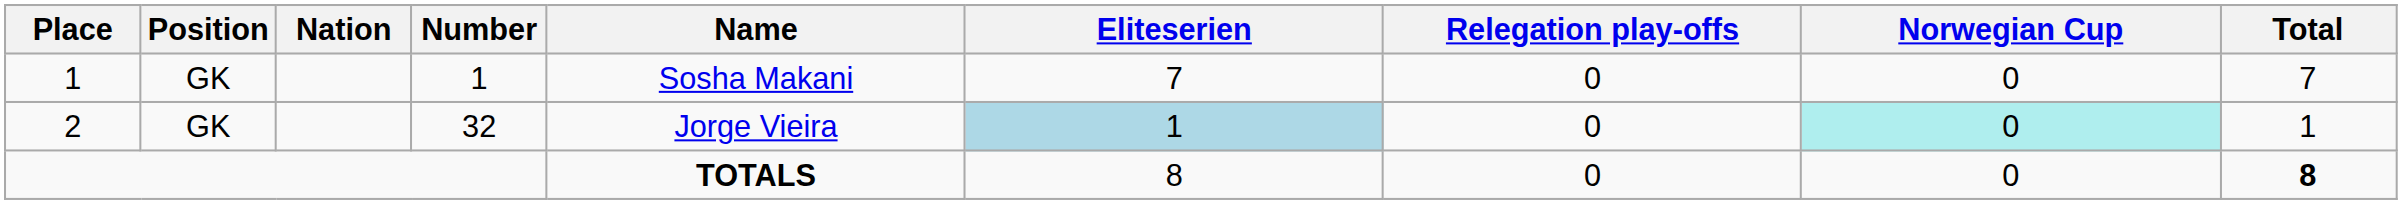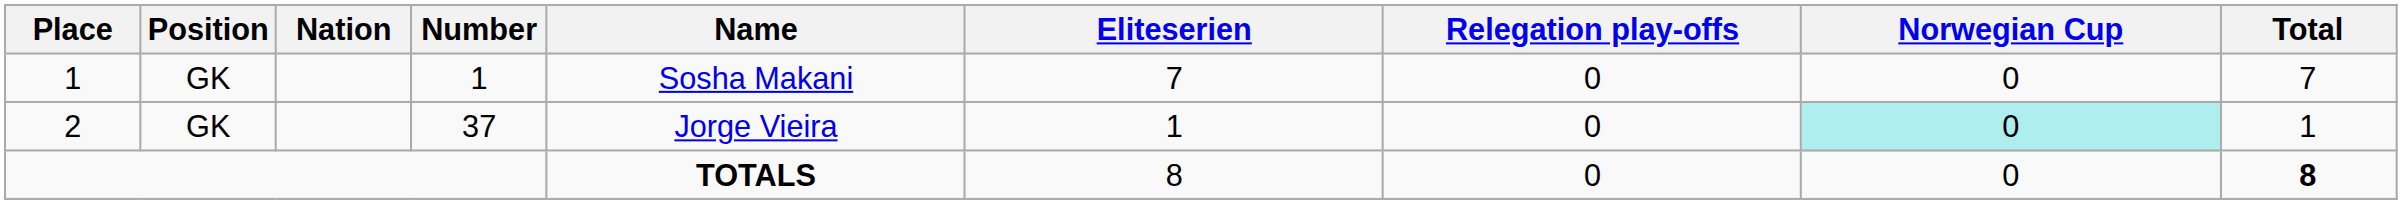(479, 127) 32 -> (479, 127) 37
(1174, 127) lightblue background -> (1174, 127) no background
